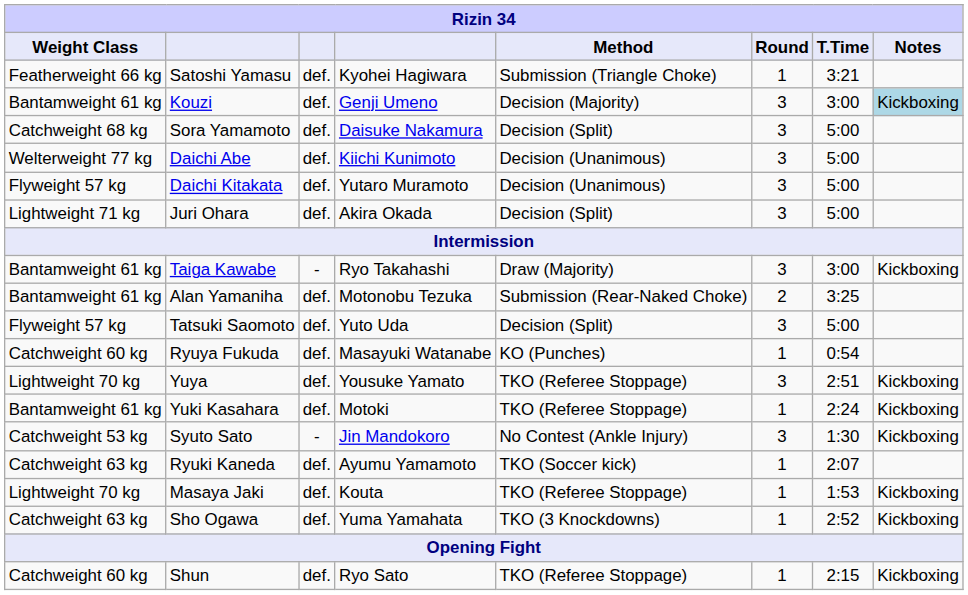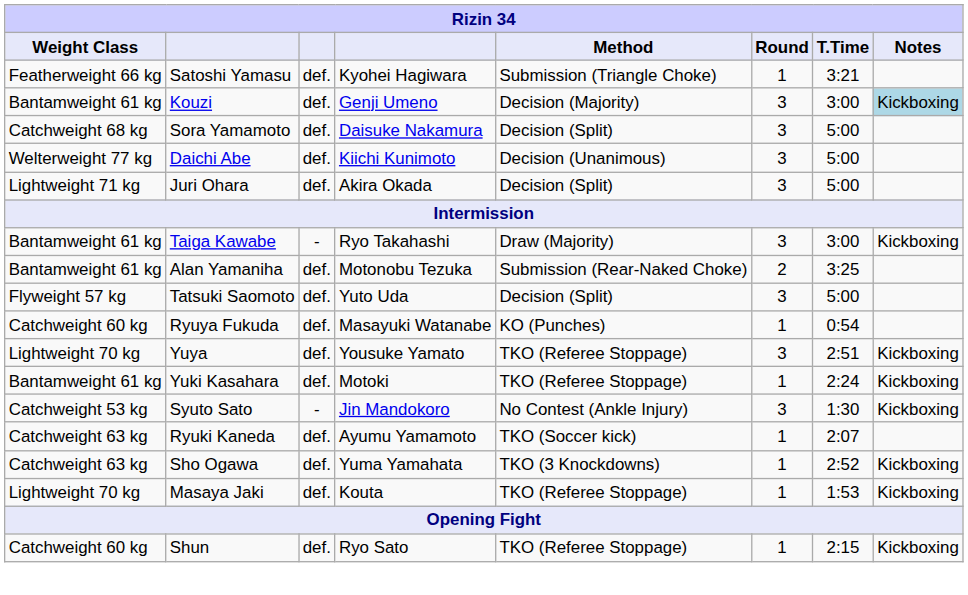- row: (226, 185)
rows swapped: (214, 520) <-> (217, 492)
